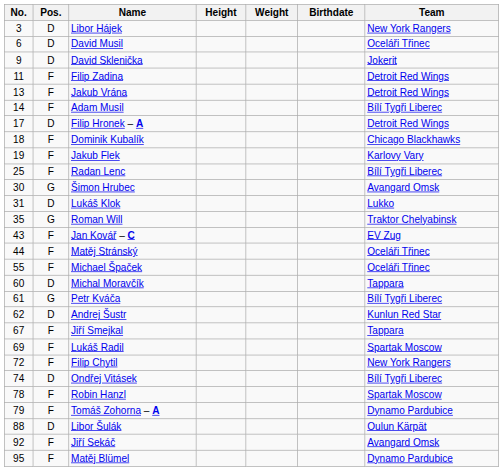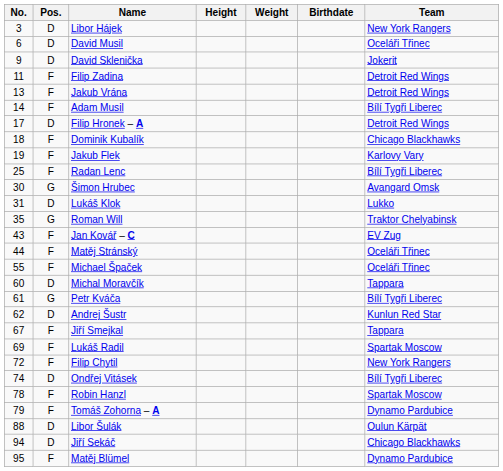(19, 443) 92 -> (19, 443) 94
(51, 443) F -> (51, 443) D
(403, 443) Avangard Omsk -> (414, 443) Chicago Blackhawks
